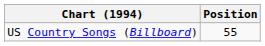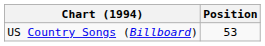(230, 32) 55 -> (230, 32) 53
